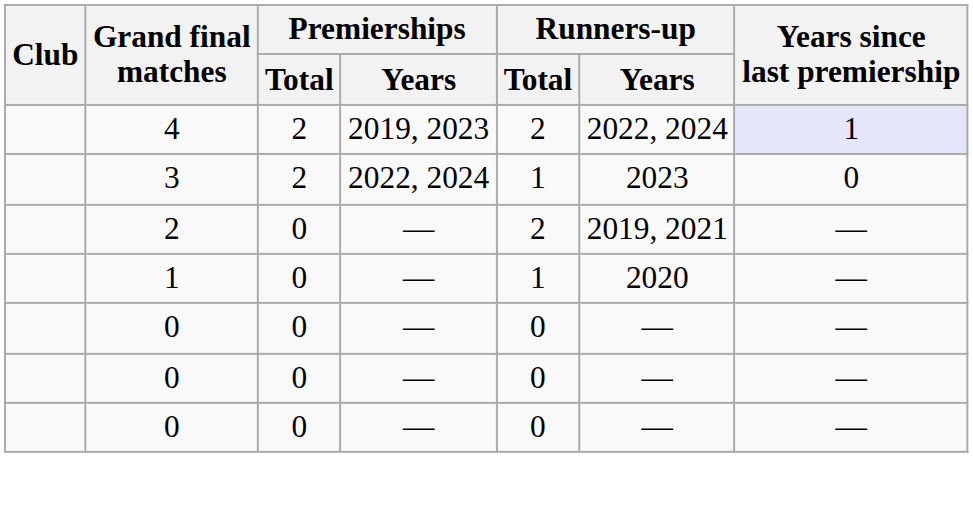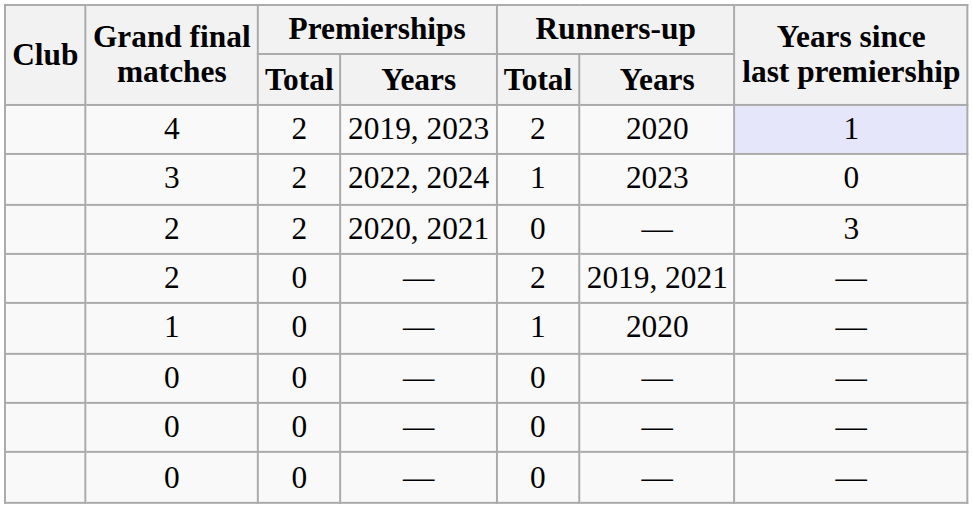(657, 128) 2022, 2024 -> (657, 128) 2020
+ row: (172, 228)
